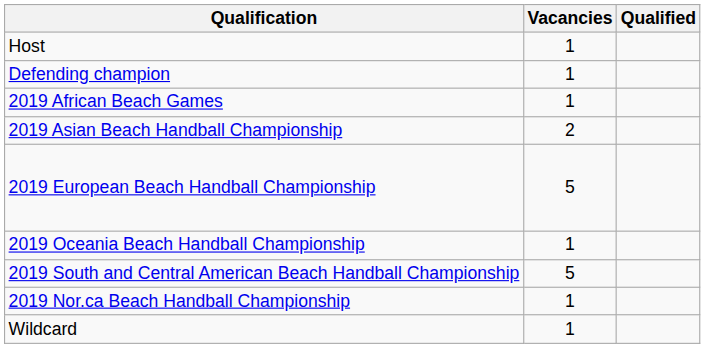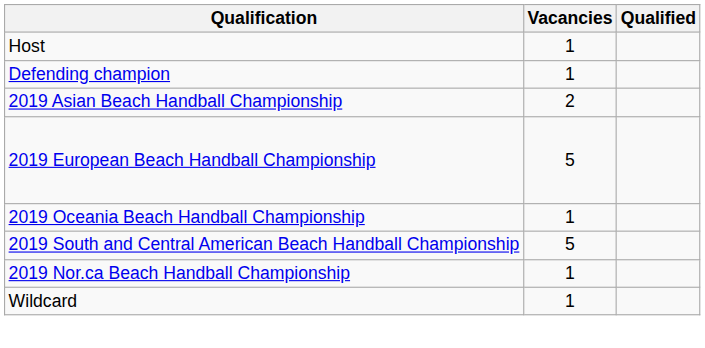- row: (116, 102)
